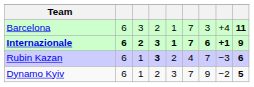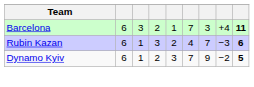- row: (39, 43)
(157, 58) bold -> (157, 43) normal
